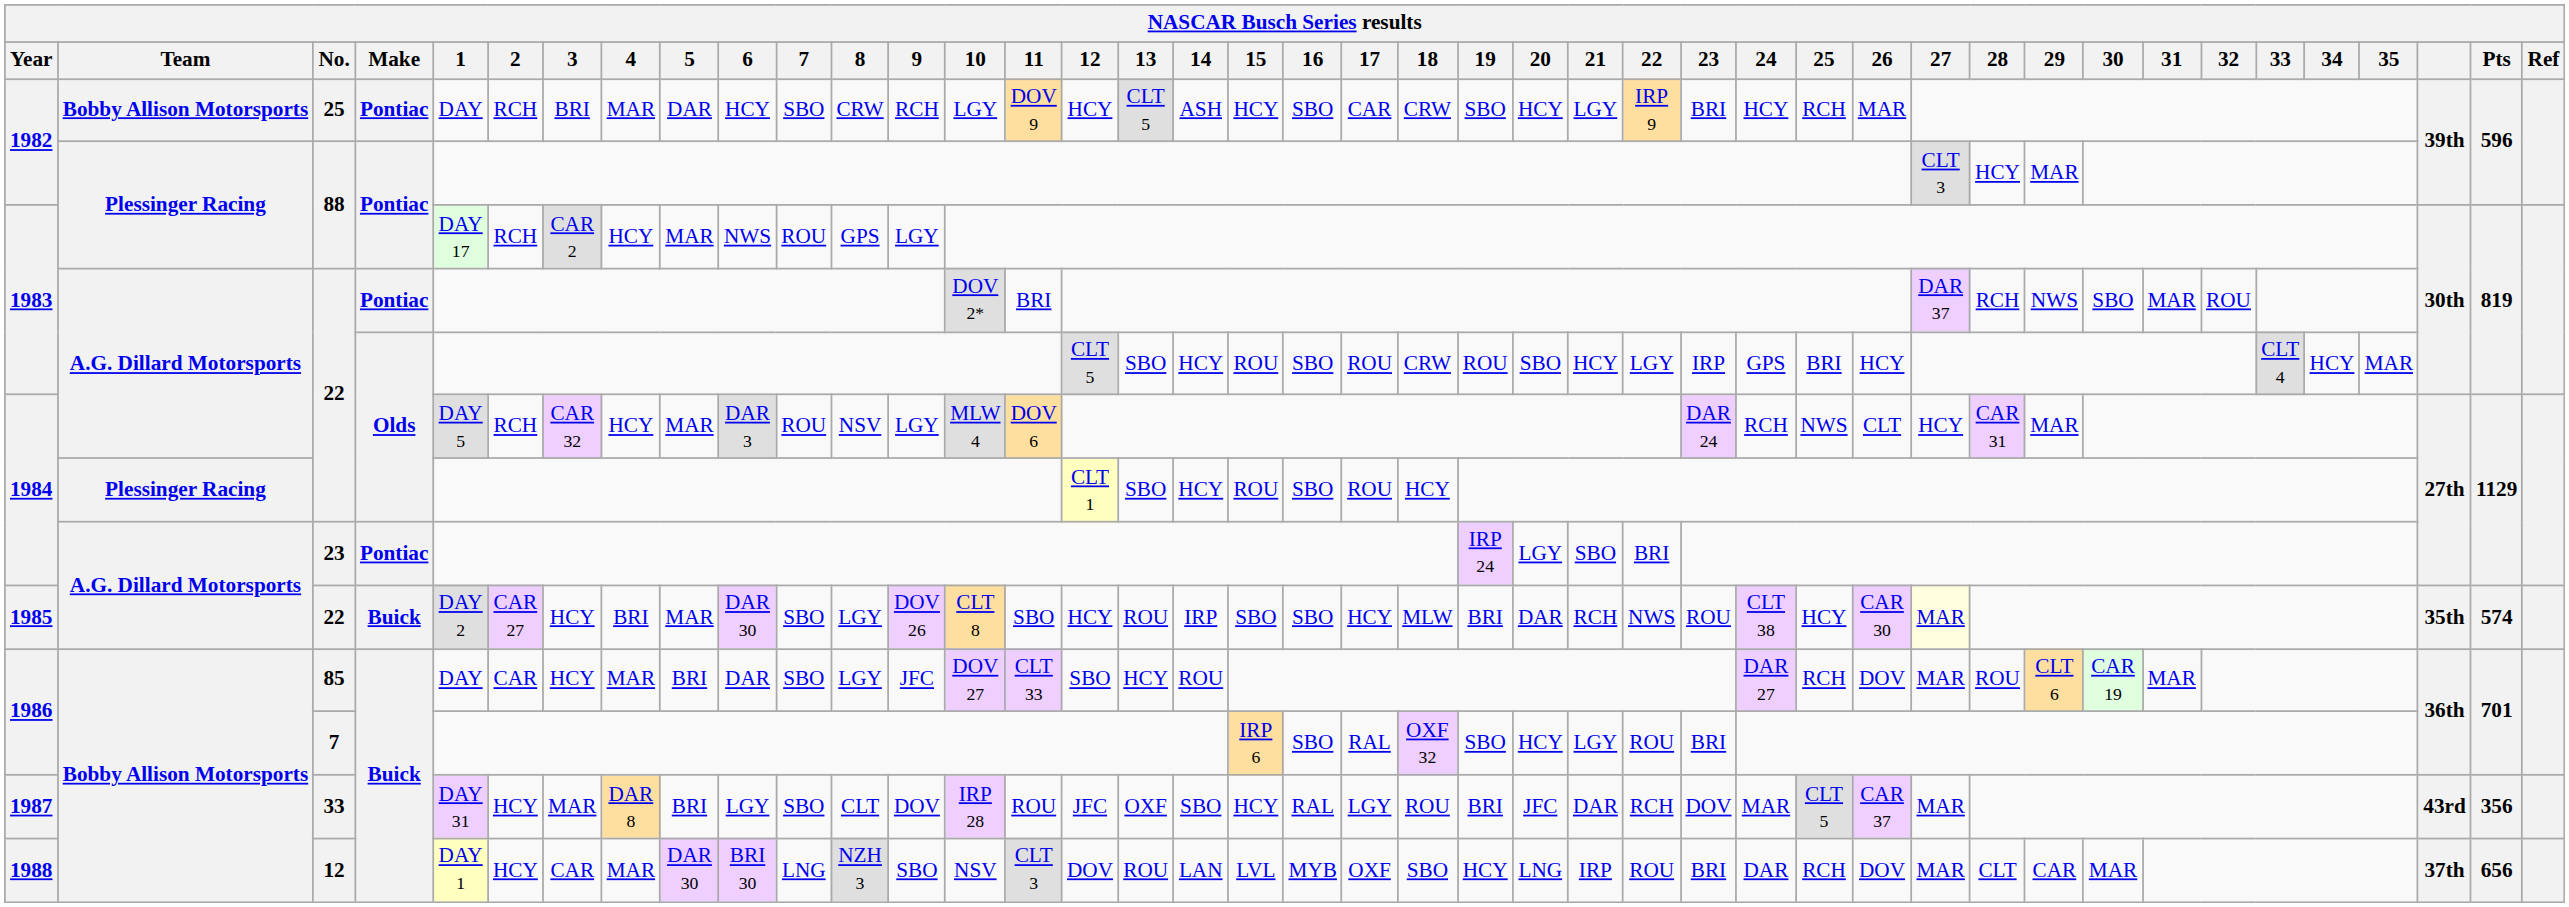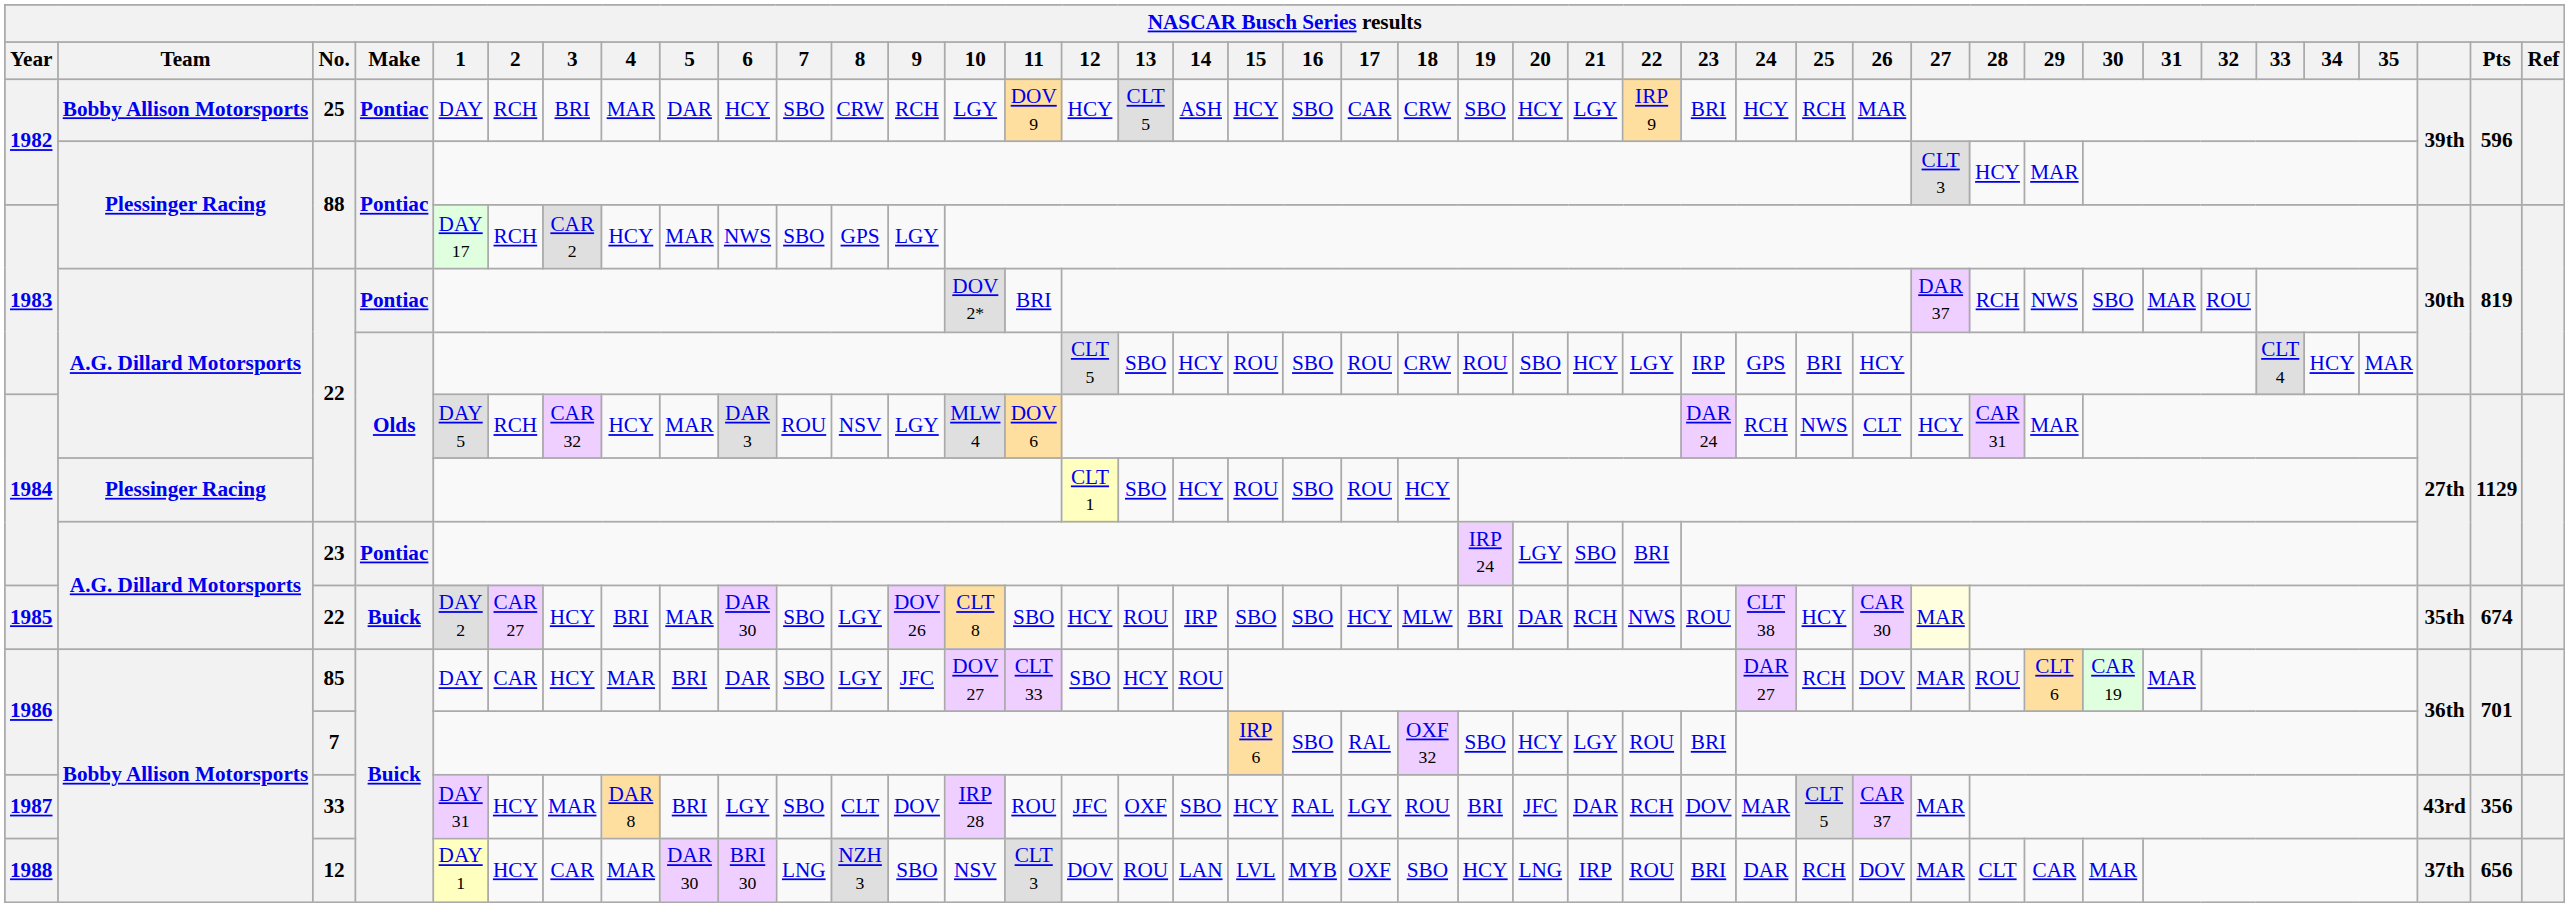(804, 236) ROU -> (804, 236) SBO
(2497, 616) 574 -> (2497, 616) 674
